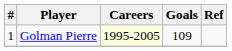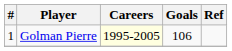(182, 35) 109 -> (182, 35) 106
